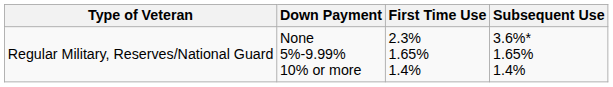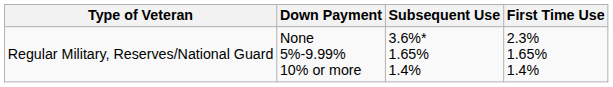columns swapped: (438, 15) <-> (549, 15)
